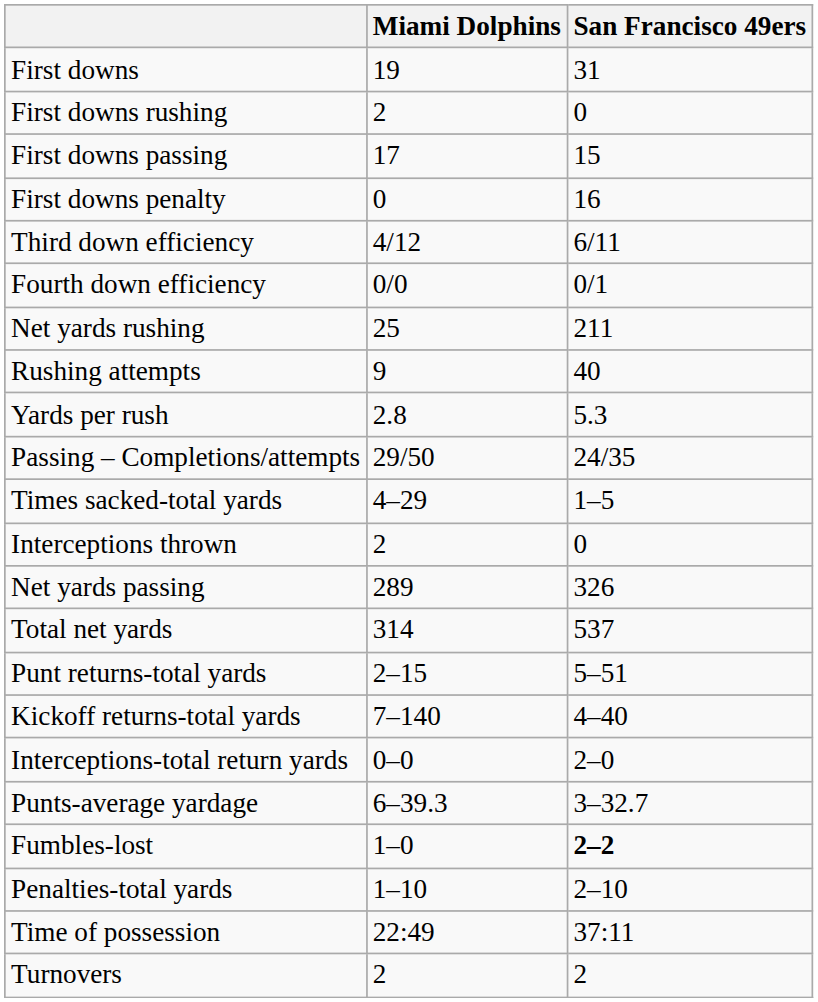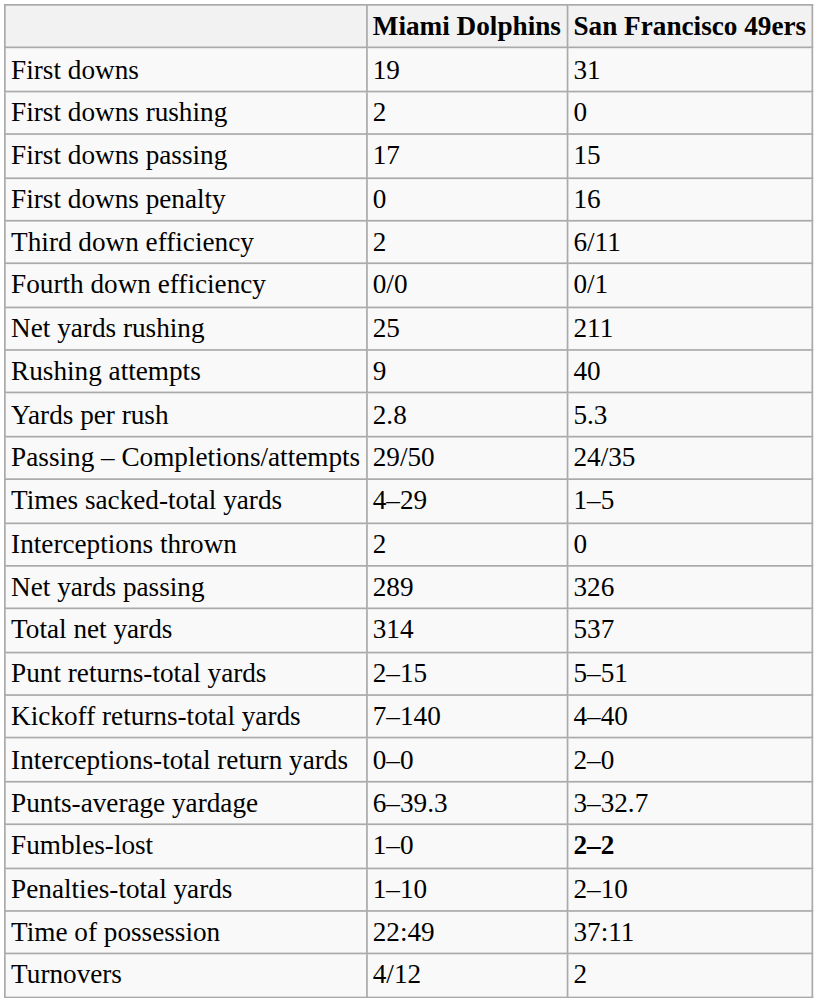(397, 241) 4/12 -> (380, 241) 2
(380, 975) 2 -> (397, 975) 4/12
